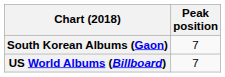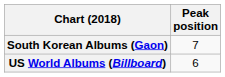(196, 63) 7 -> (196, 63) 6
